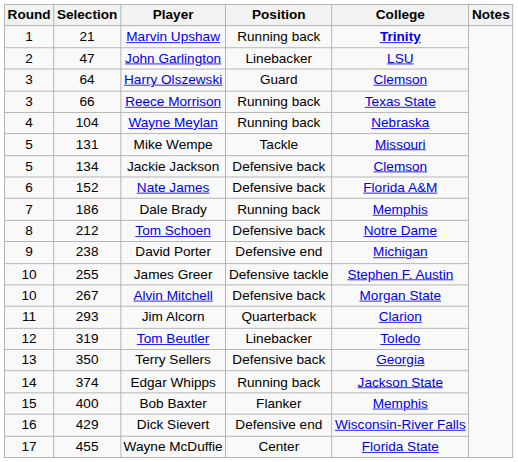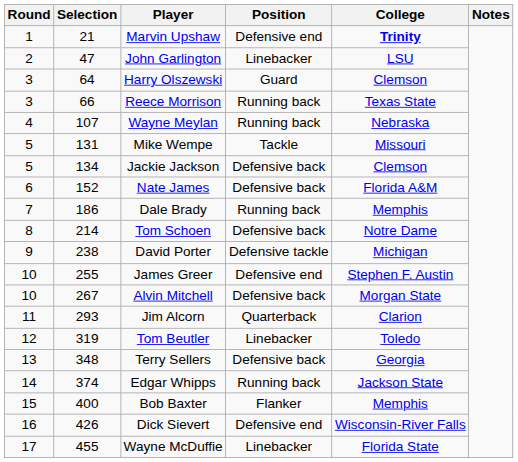(279, 36) Running back -> (279, 36) Defensive end
(87, 123) 104 -> (87, 123) 107
(87, 230) 212 -> (87, 230) 214
(279, 252) Defensive end -> (279, 252) Defensive tackle
(279, 274) Defensive tackle -> (279, 274) Defensive end
(87, 360) 350 -> (87, 360) 348
(87, 425) 429 -> (87, 425) 426
(279, 446) Center -> (279, 446) Linebacker
